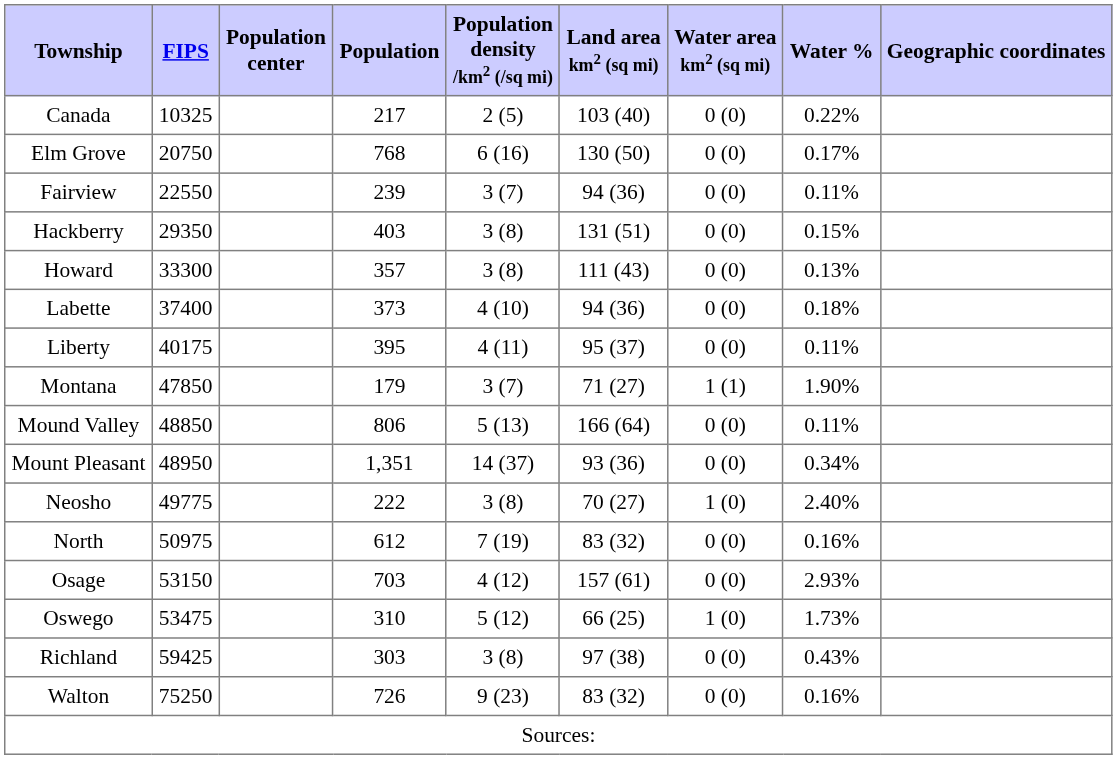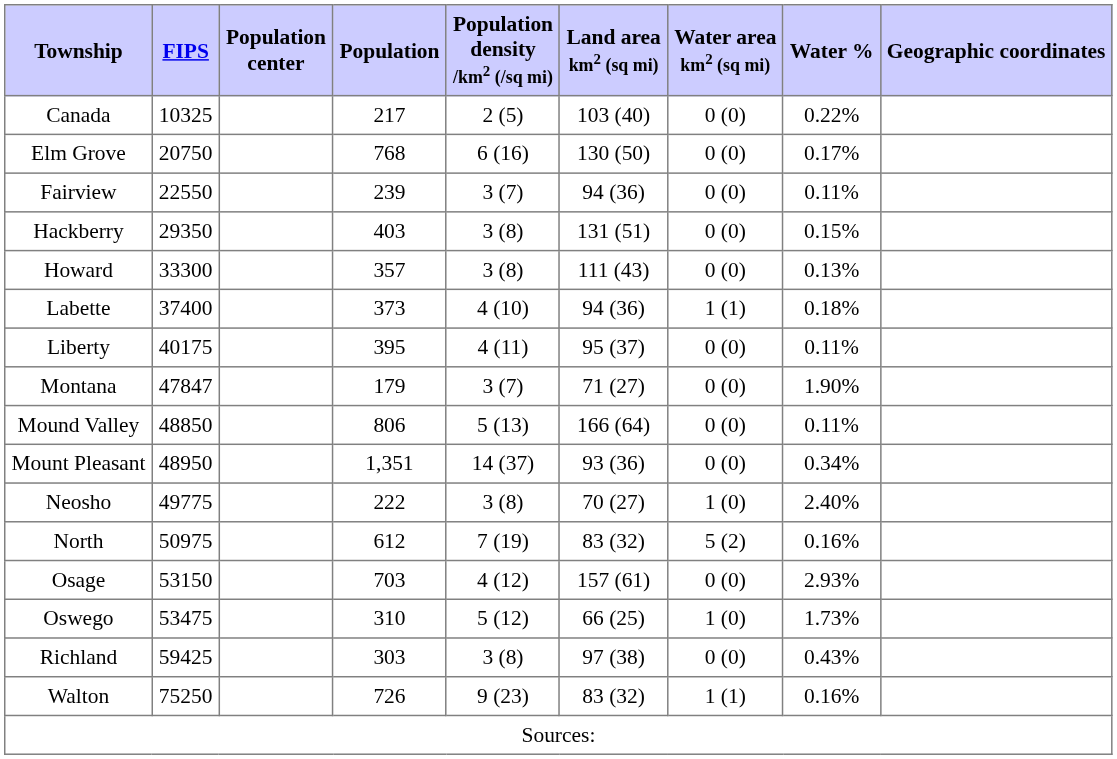(725, 308) 0 (0) -> (725, 308) 1 (1)
(186, 385) 47850 -> (186, 385) 47847
(725, 385) 1 (1) -> (725, 385) 0 (0)
(725, 540) 0 (0) -> (725, 540) 5 (2)
(725, 695) 0 (0) -> (725, 695) 1 (1)
